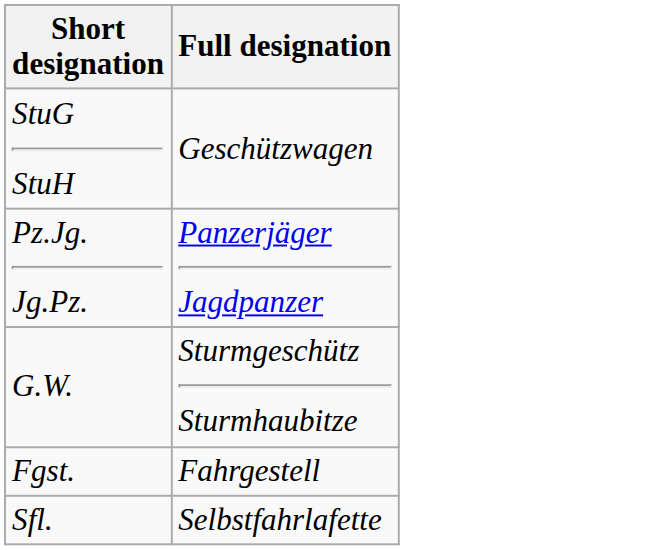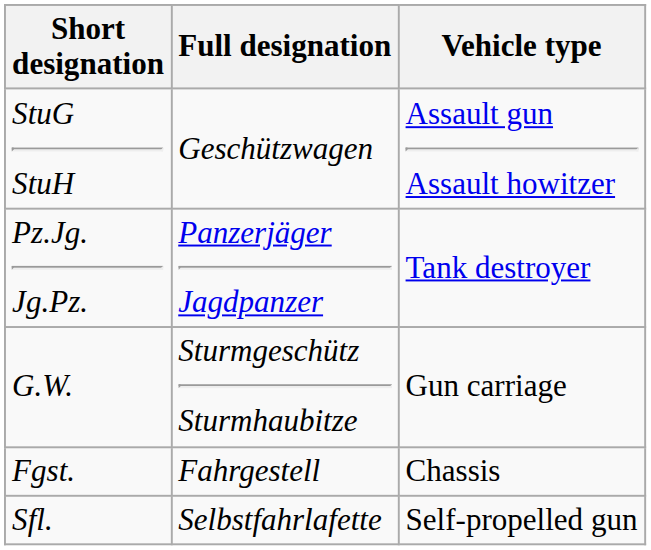+ column: (522, 46)
